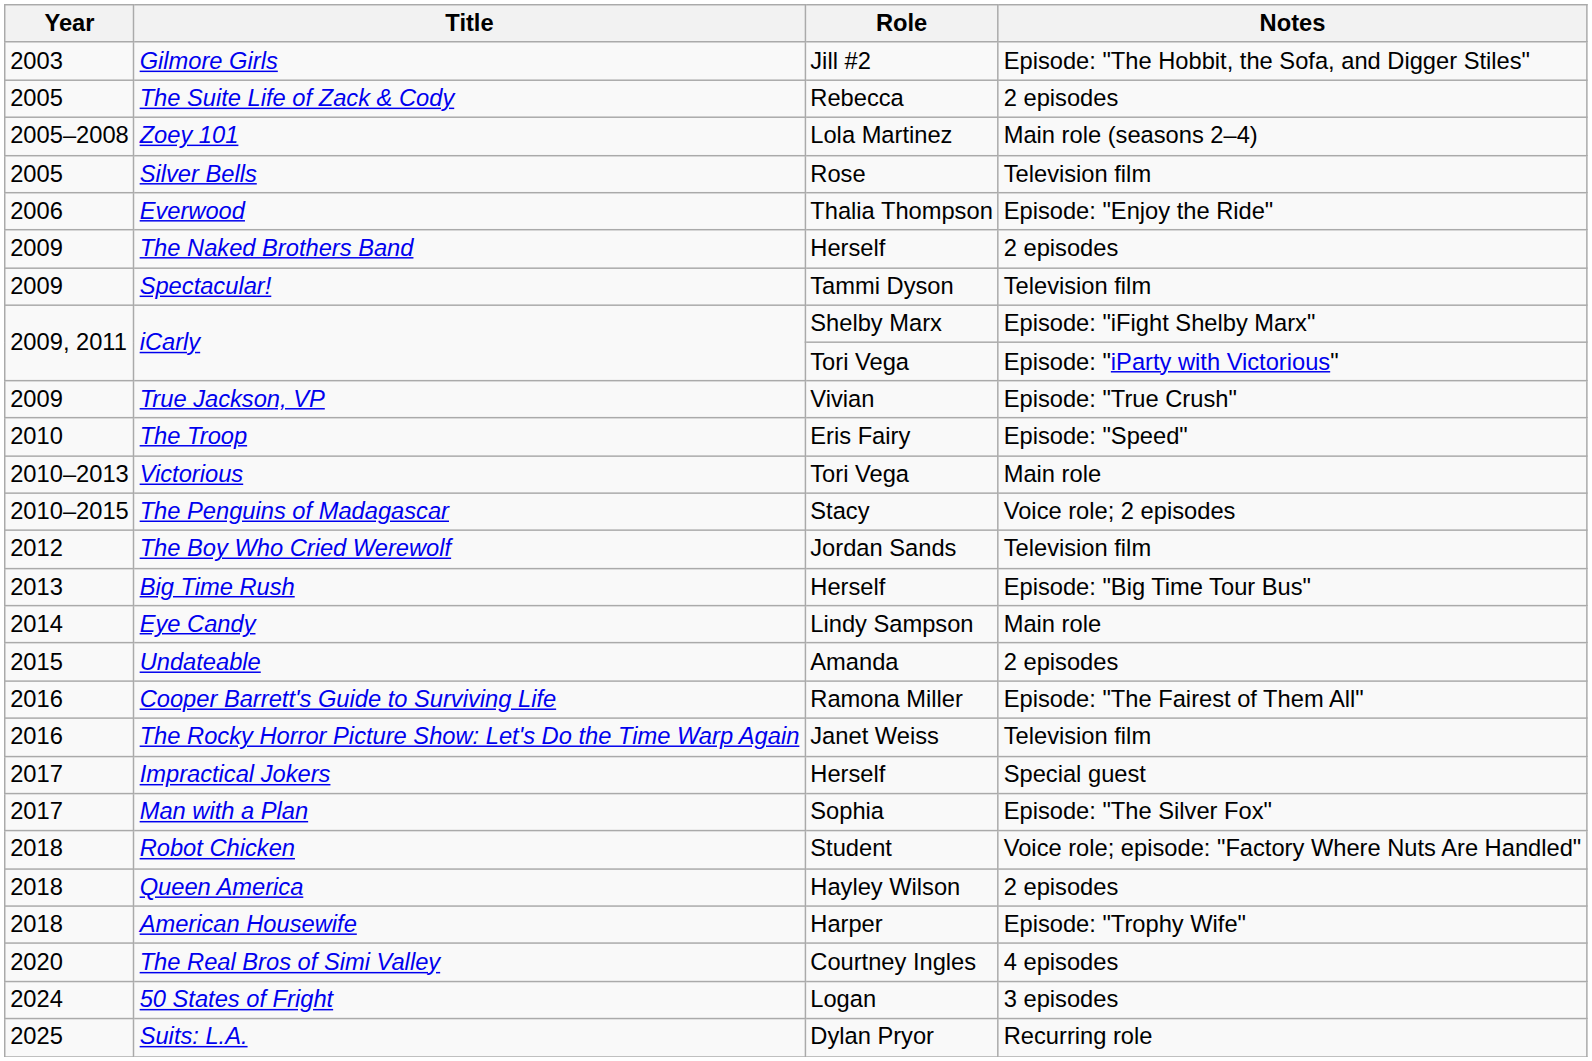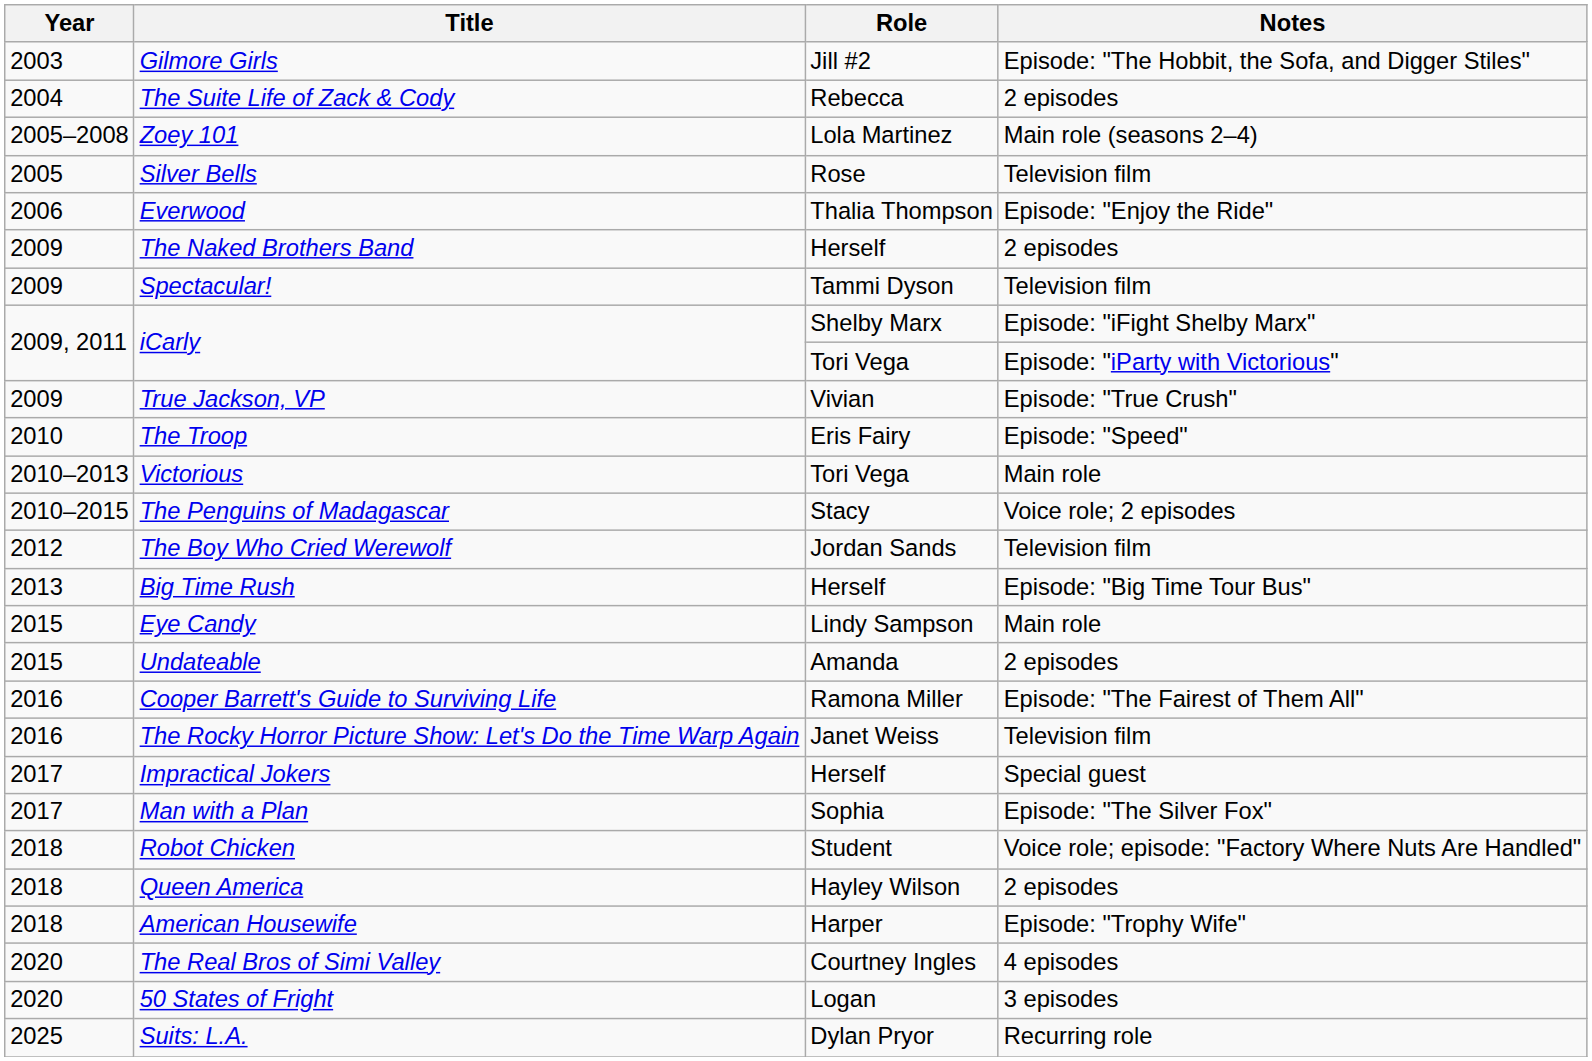(37, 98) 2005 -> (37, 98) 2004
(37, 624) 2014 -> (37, 624) 2015
(37, 999) 2024 -> (37, 999) 2020
